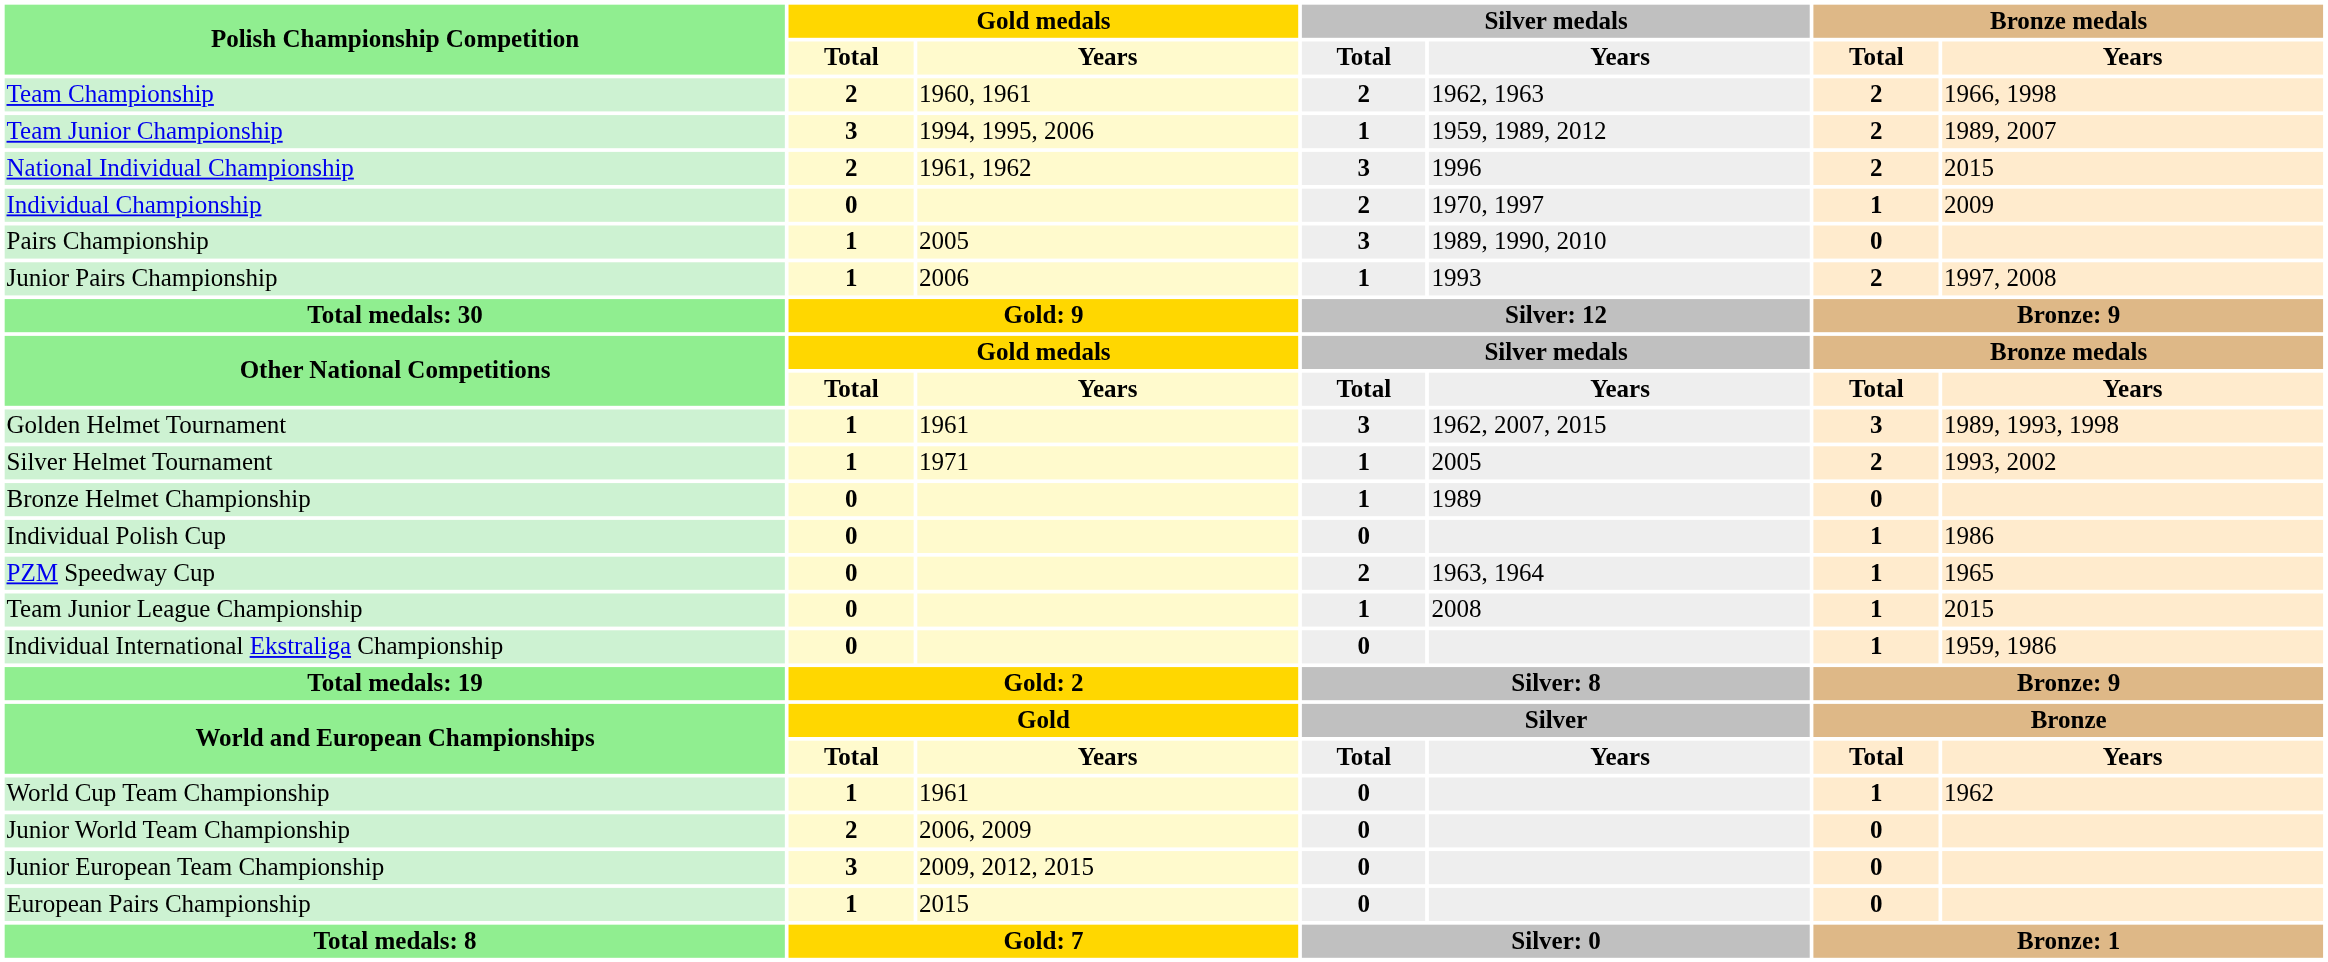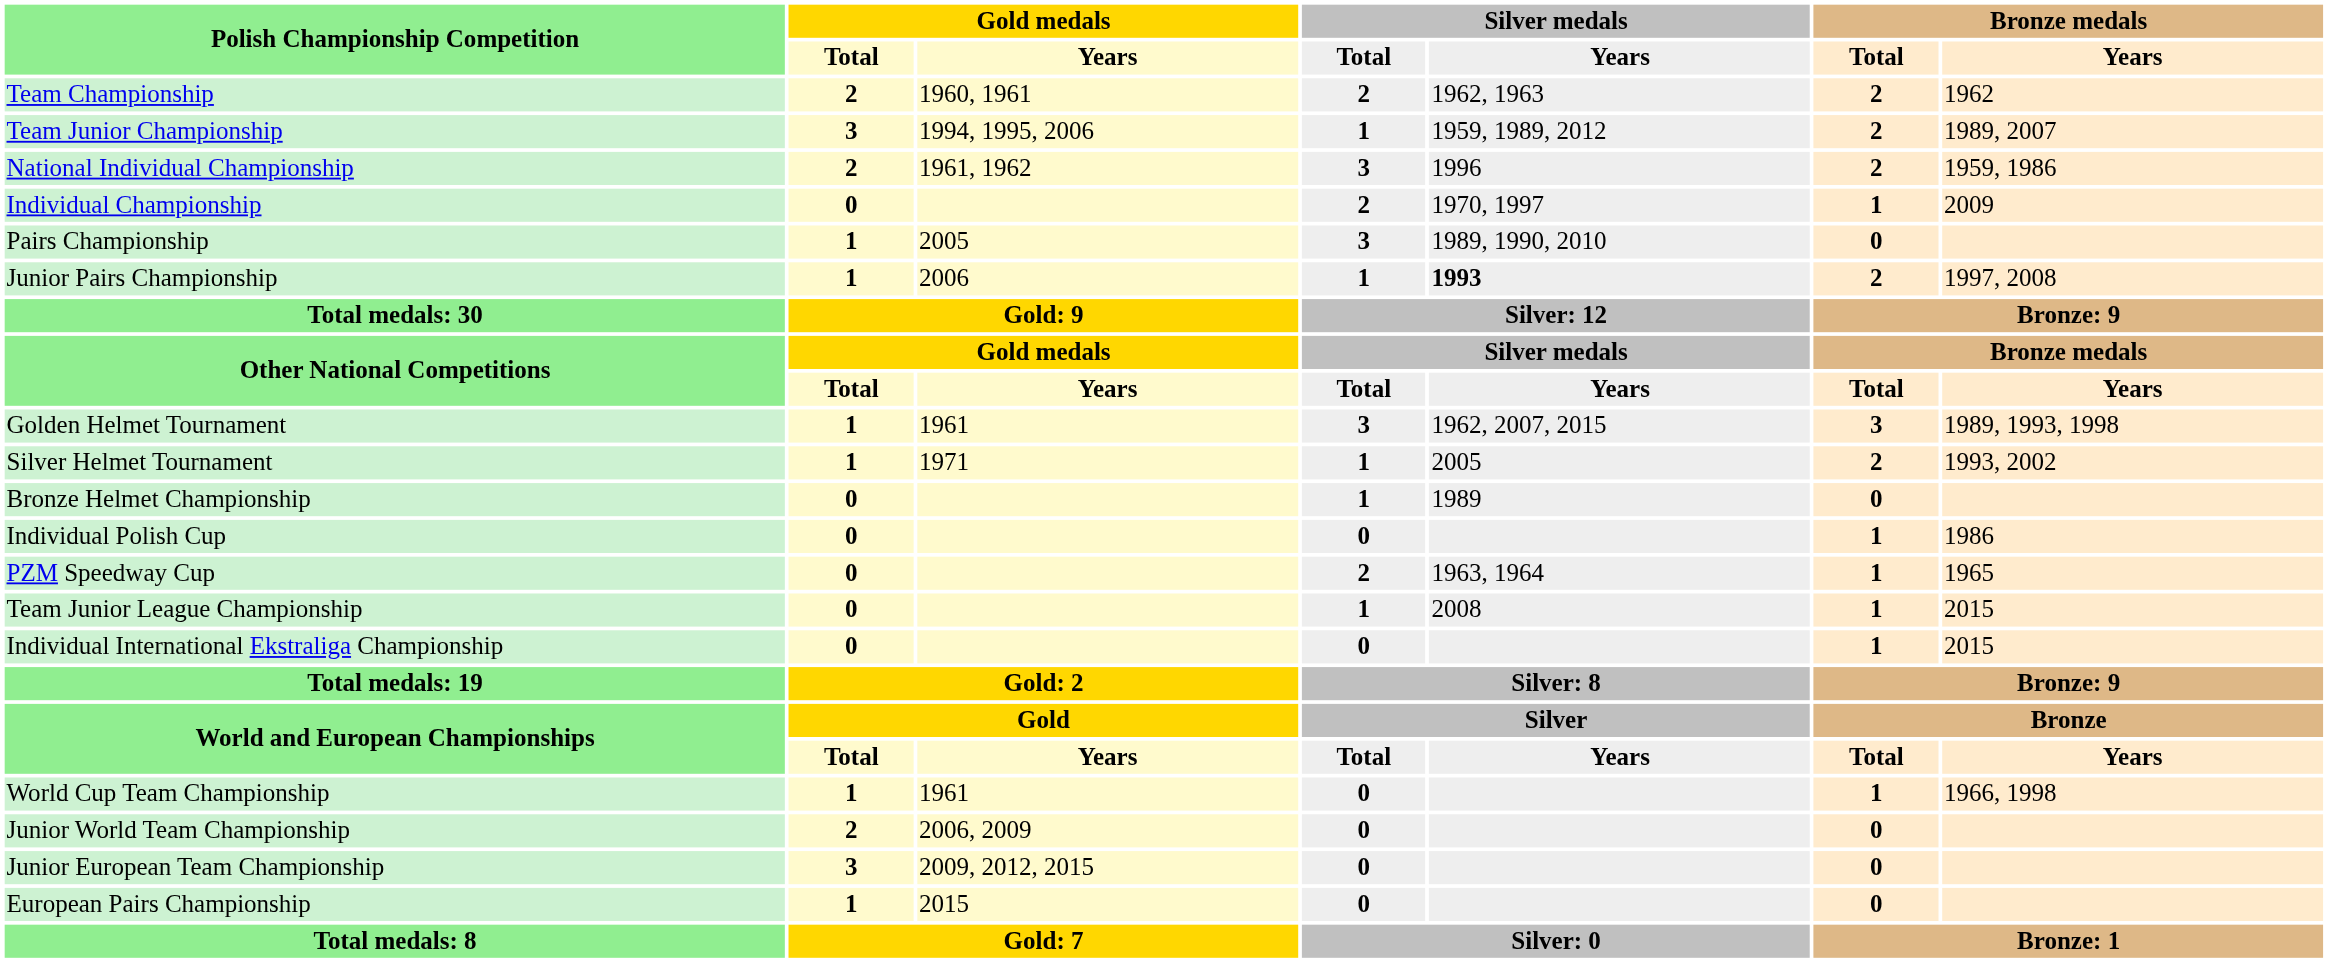(2000, 94) 1966, 1998 -> (1969, 94) 1962
(1969, 168) 2015 -> (2000, 168) 1959, 1986
(1456, 278) normal -> (1456, 278) bold
(2000, 646) 1959, 1986 -> (1969, 646) 2015
(1969, 793) 1962 -> (2000, 793) 1966, 1998
